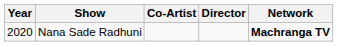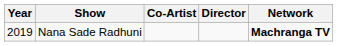(20, 31) 2020 -> (20, 31) 2019
